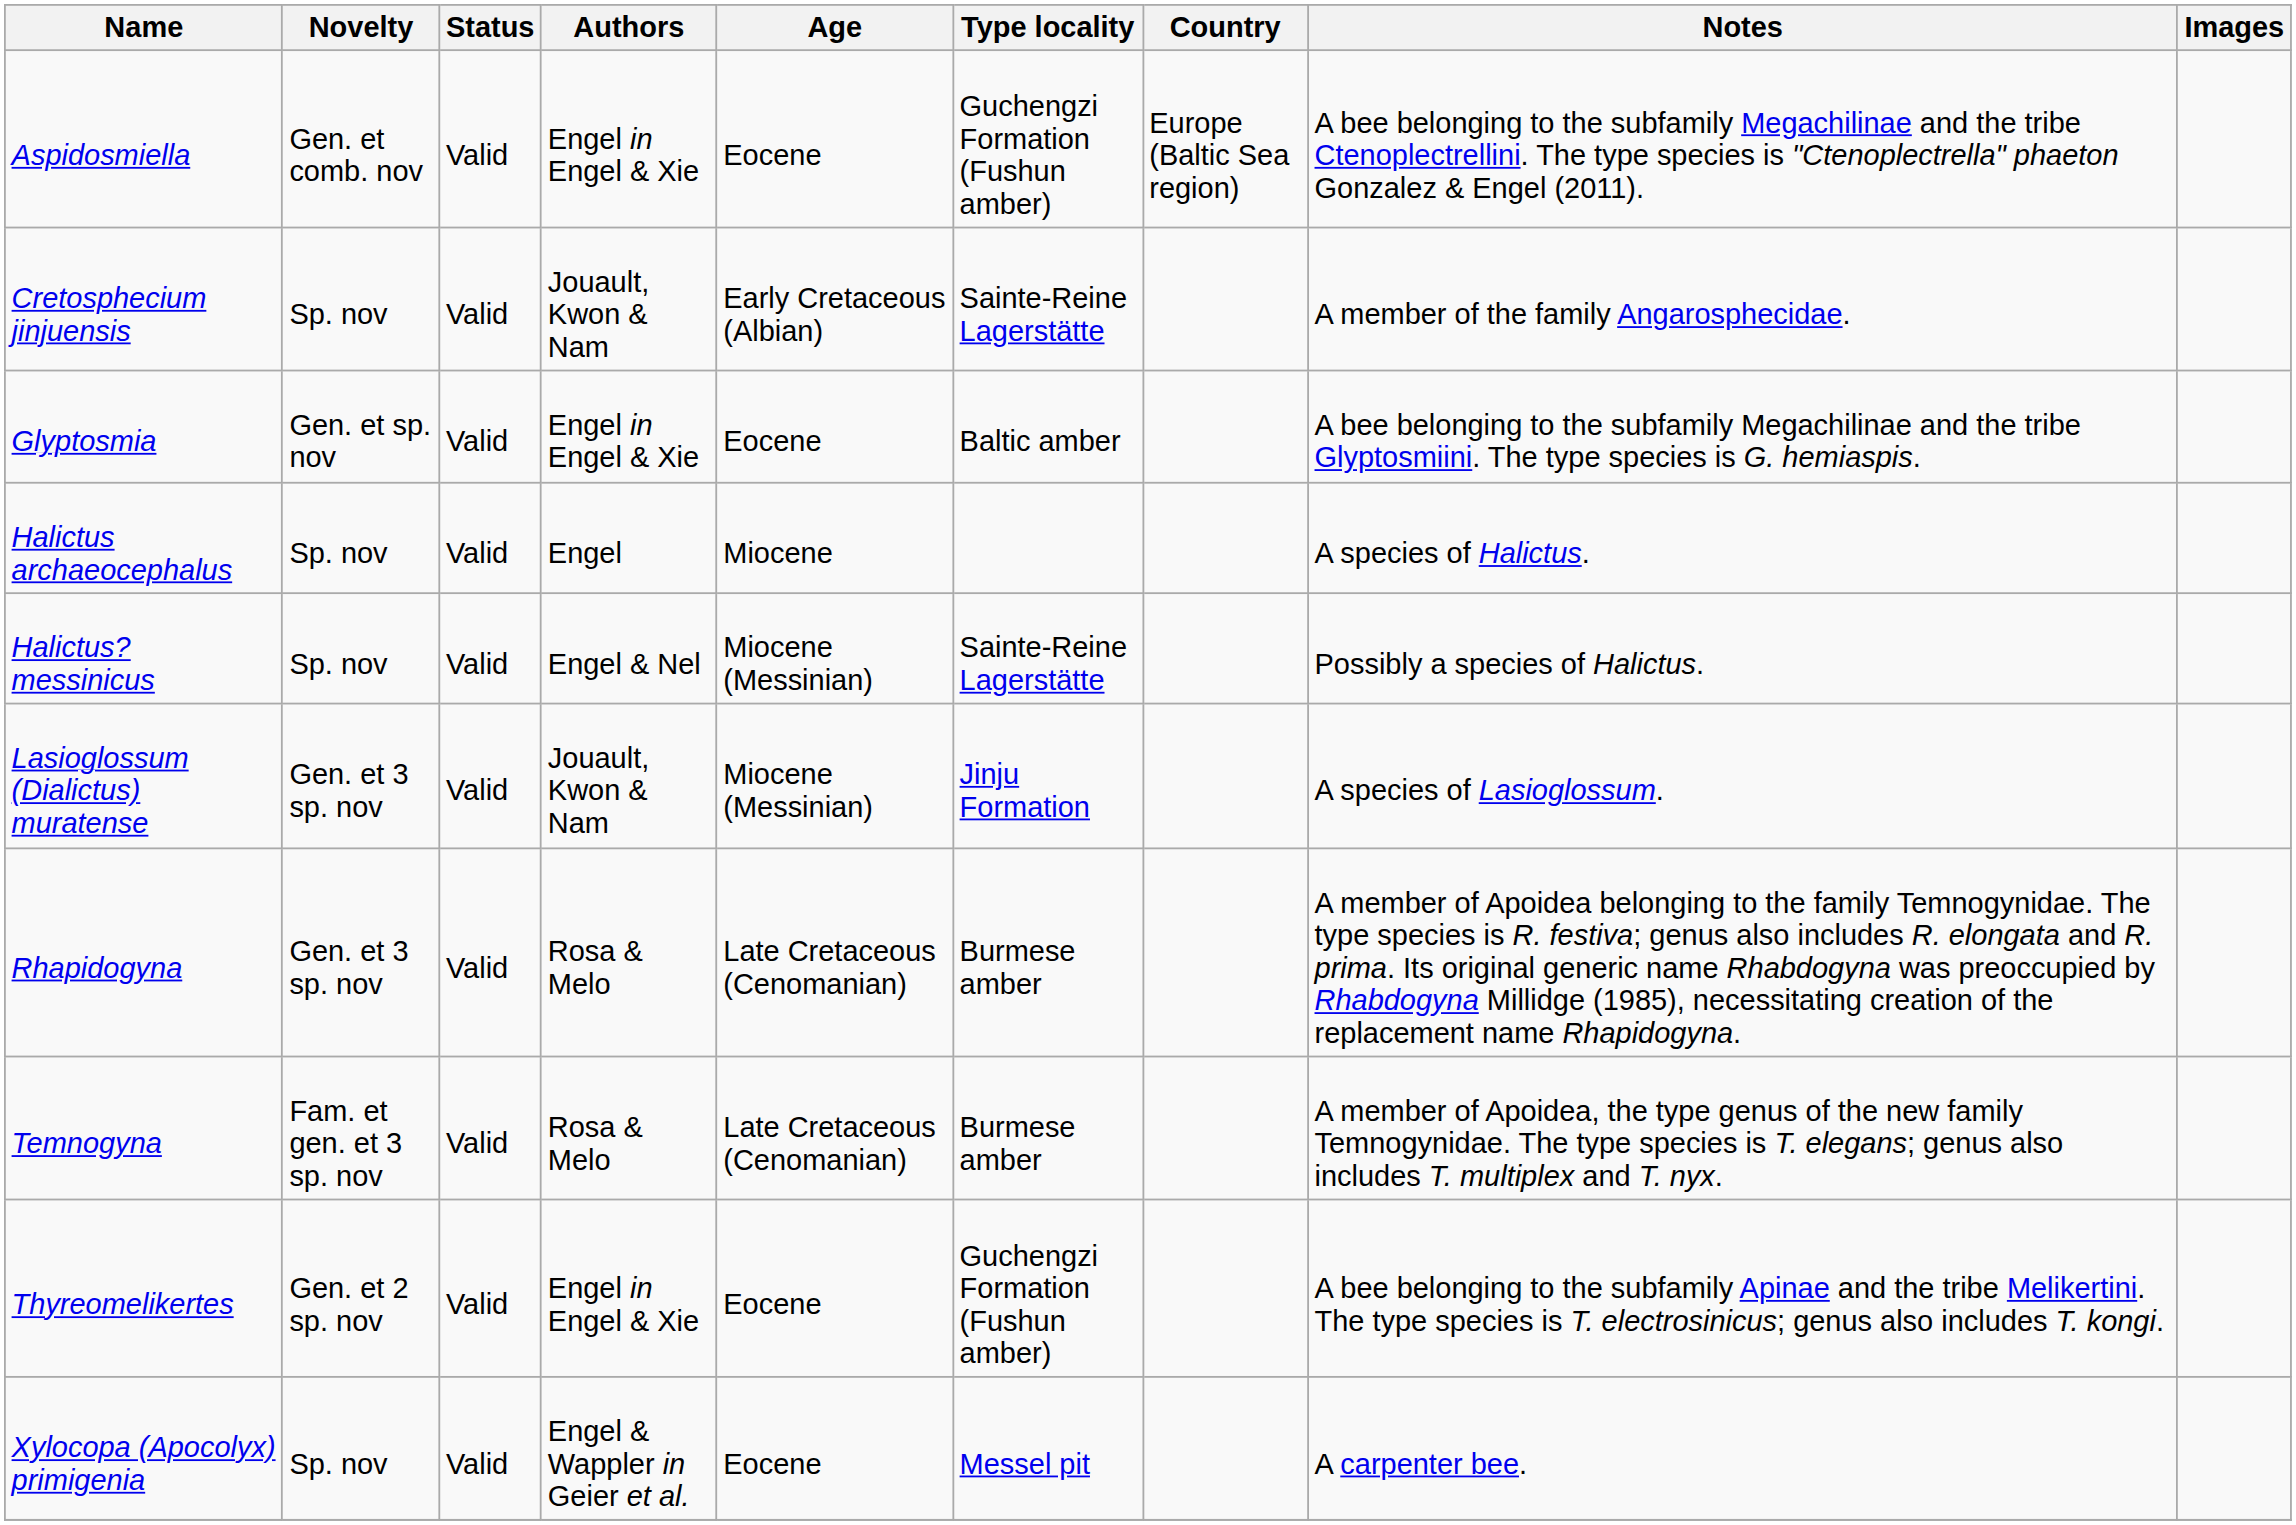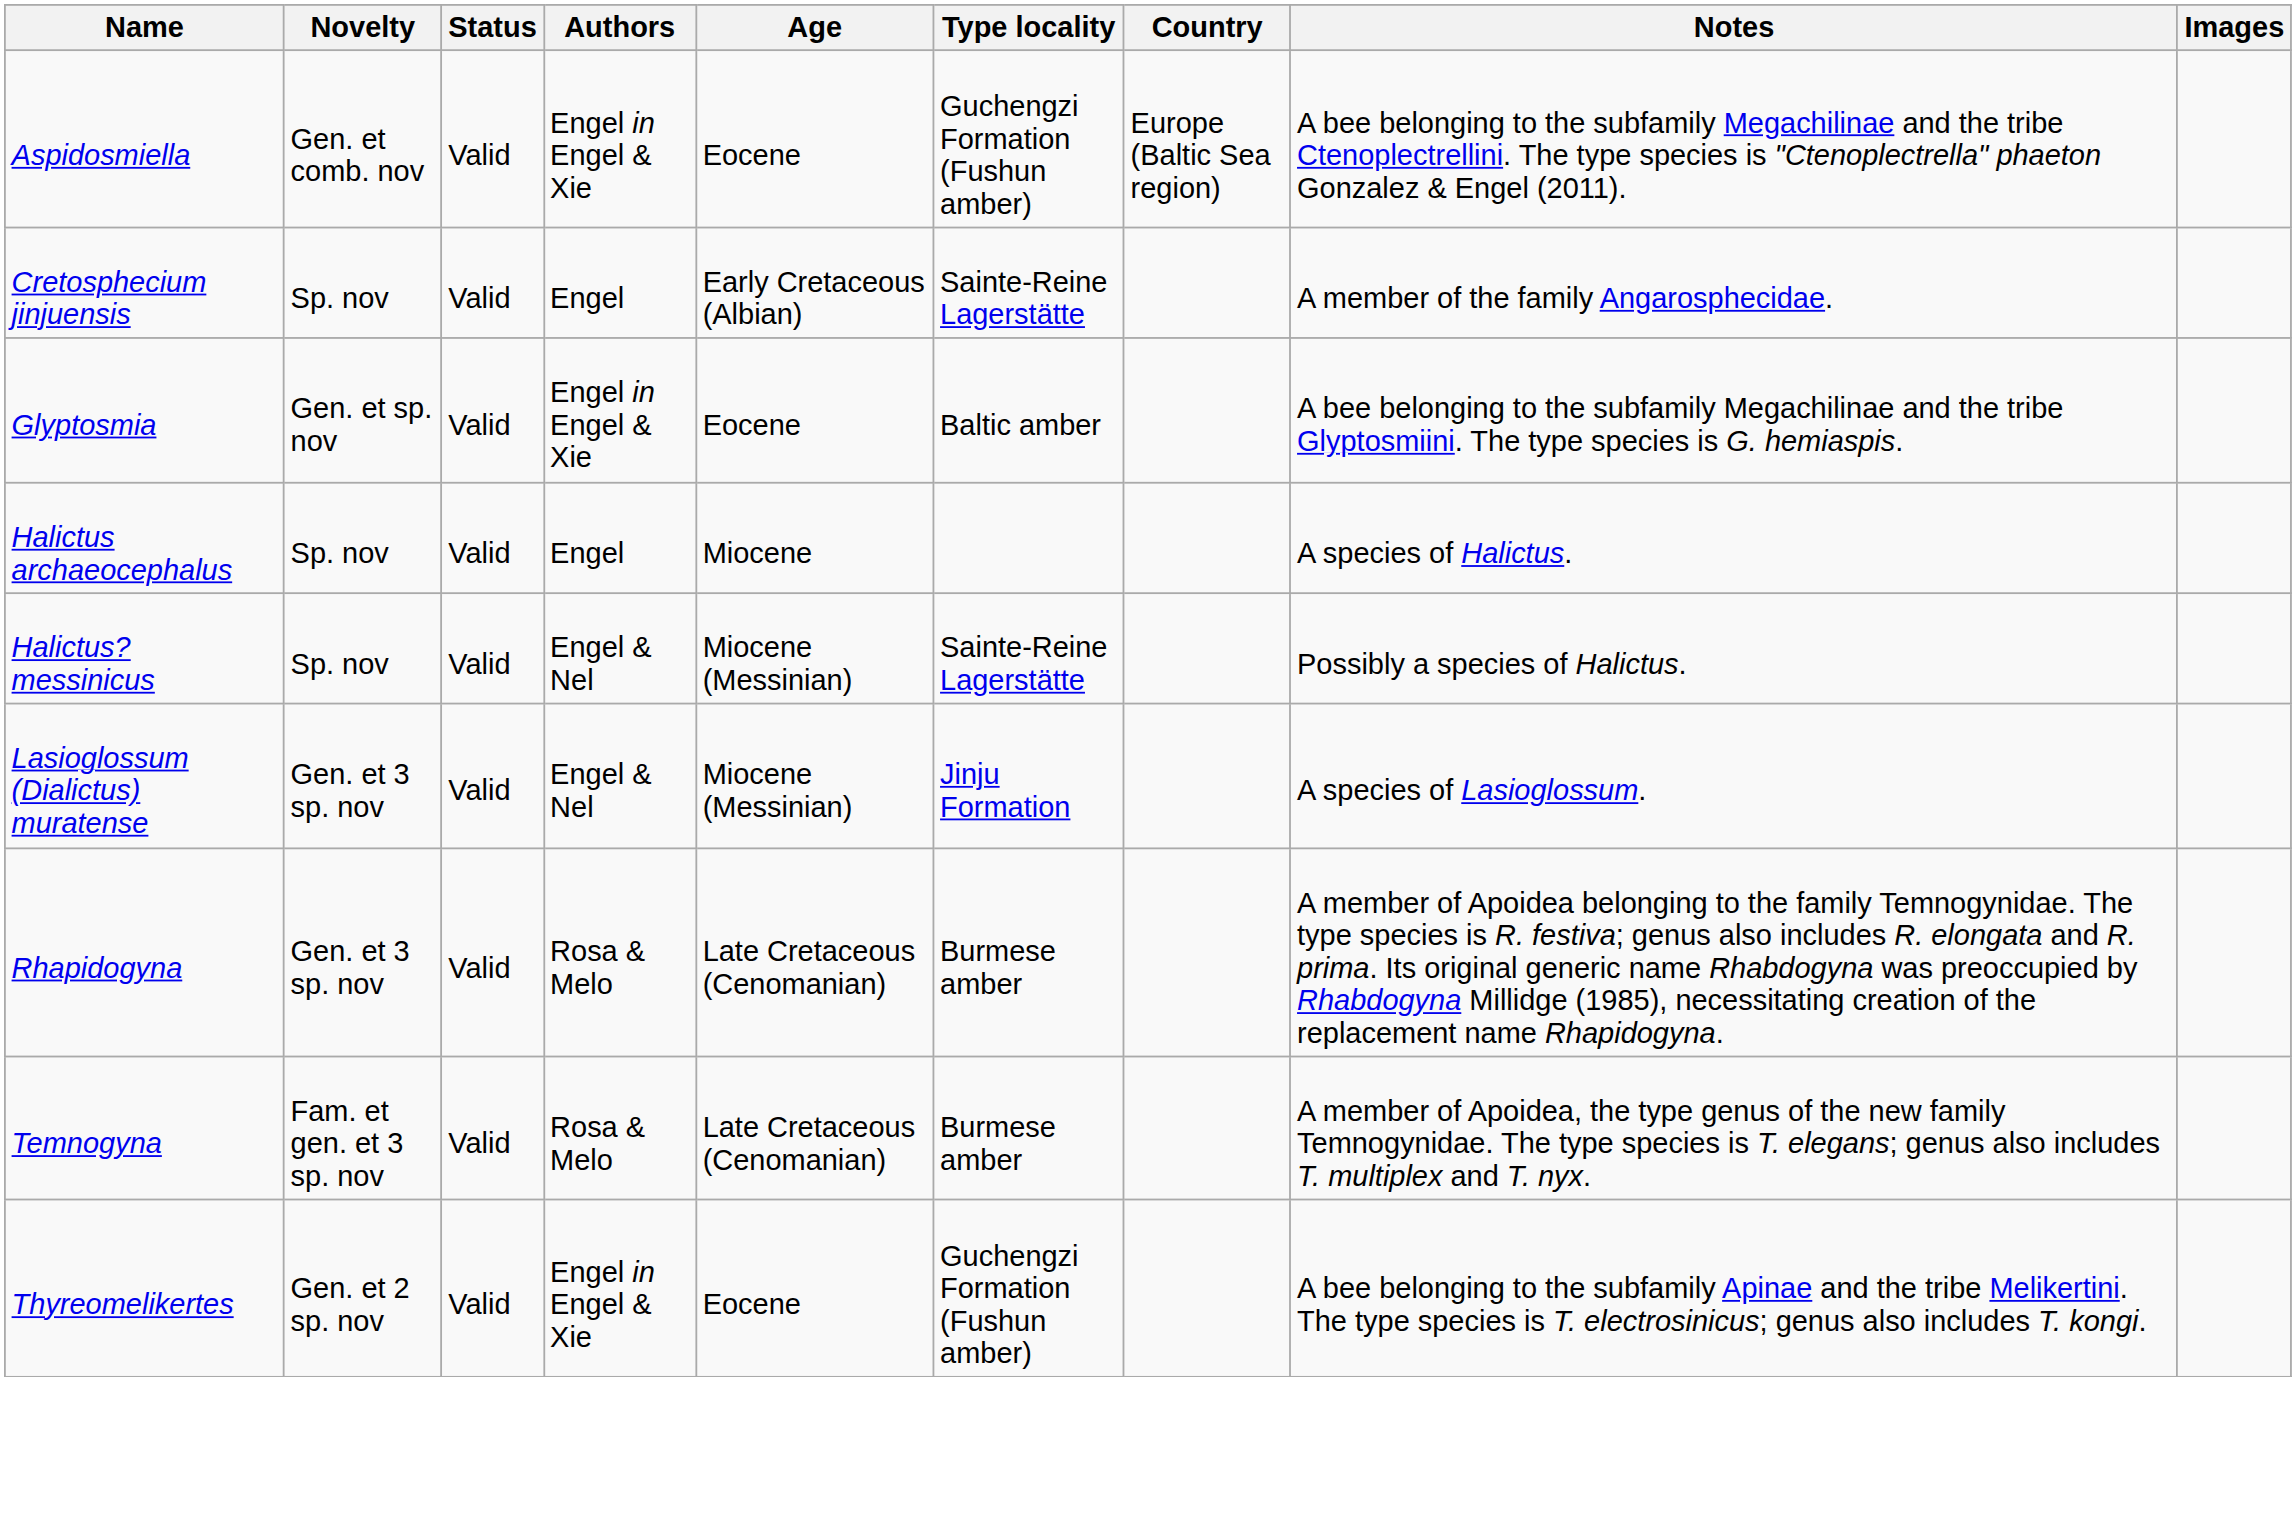(599, 314) Jouault, Kwon & Nam -> (587, 298) Engel
(599, 791) Jouault, Kwon & Nam -> (601, 791) Engel & Nel
- row: (144, 1464)
